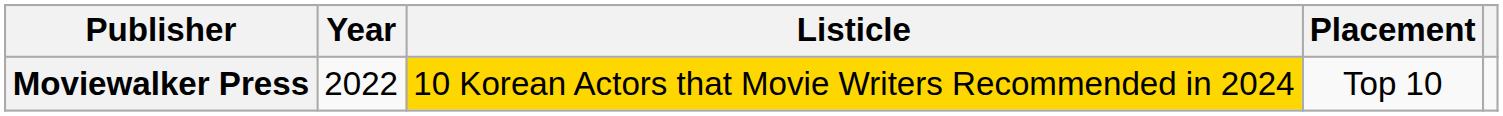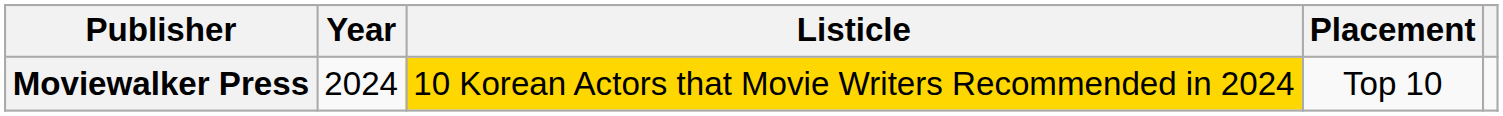(361, 83) 2022 -> (361, 83) 2024
